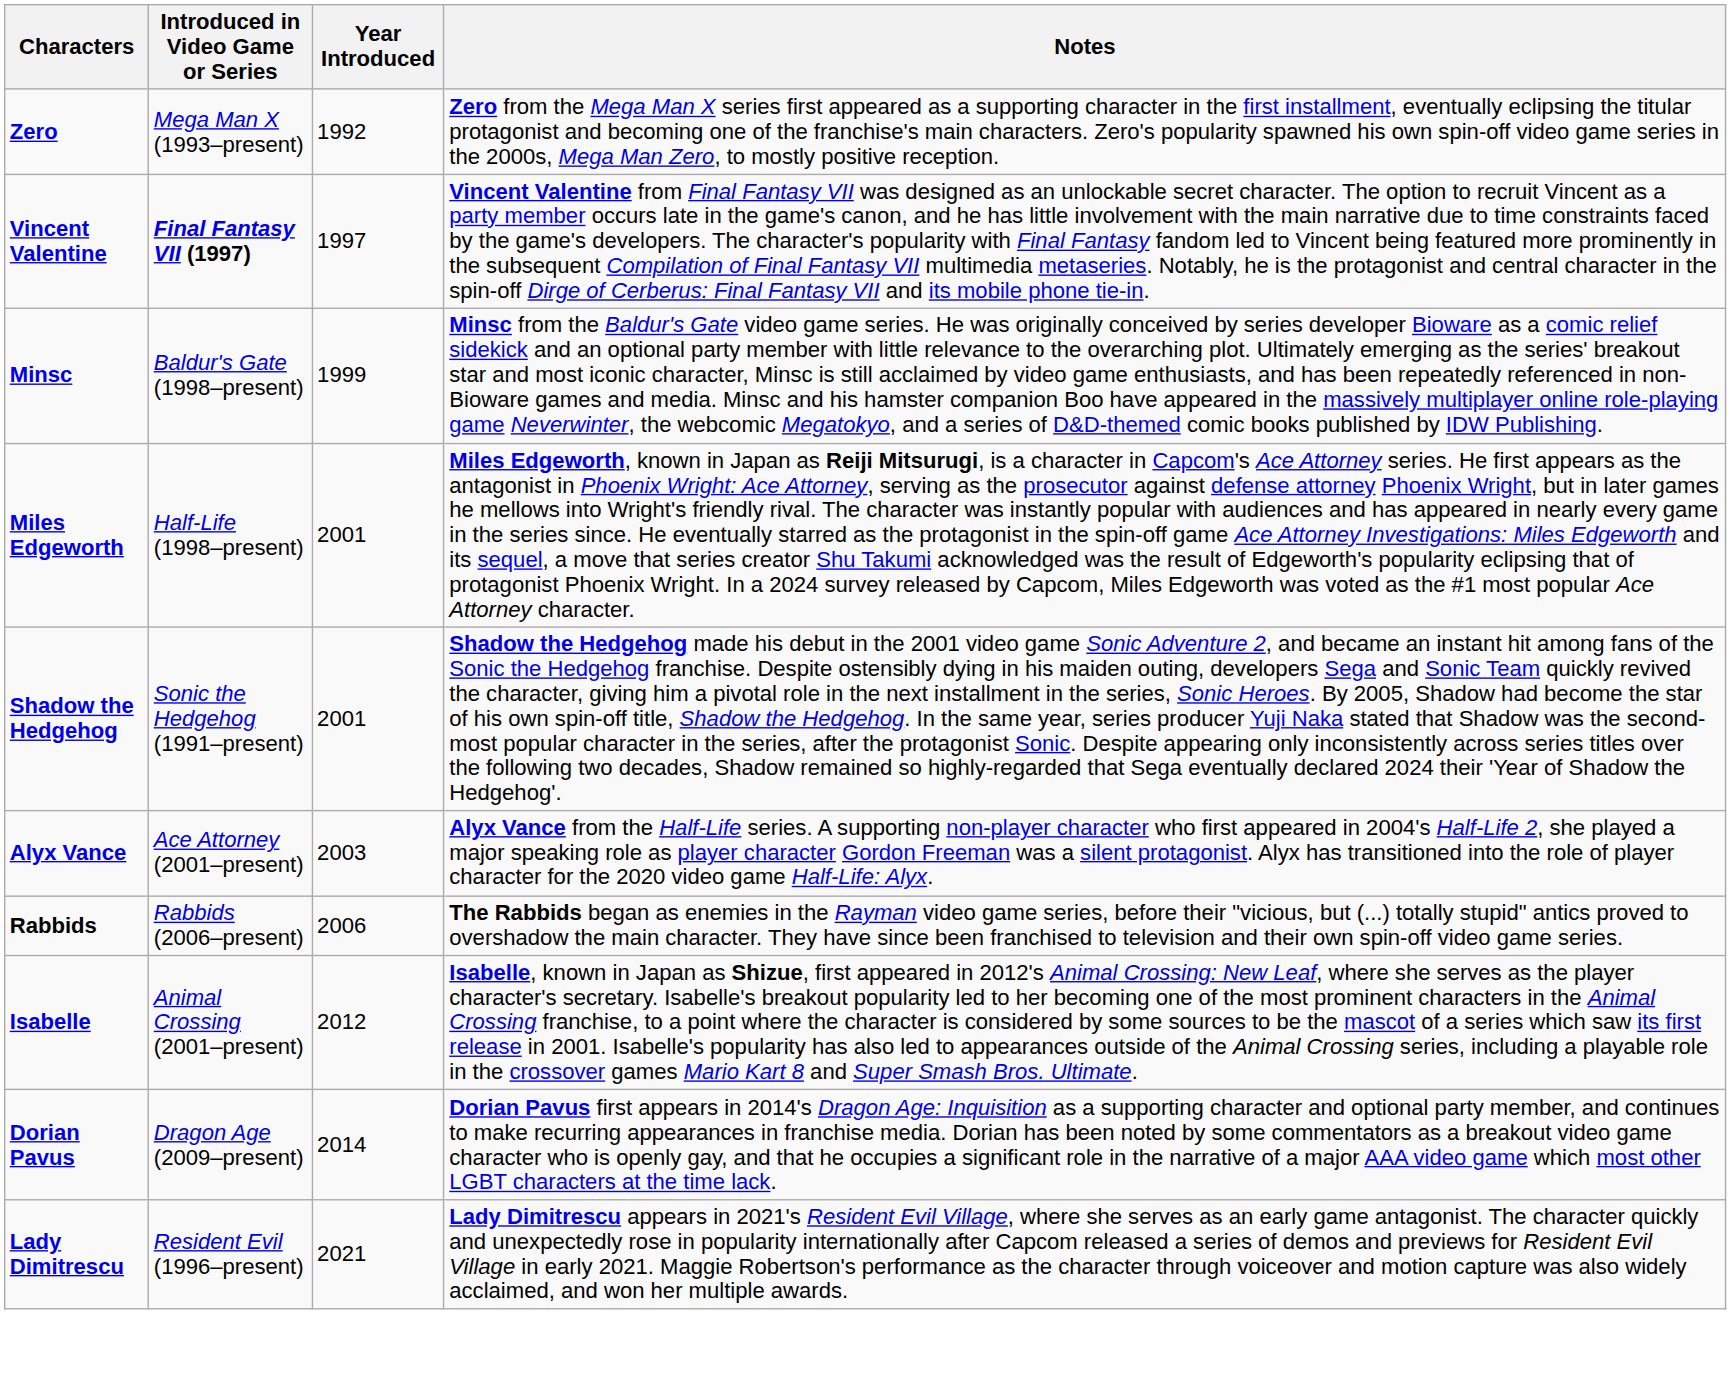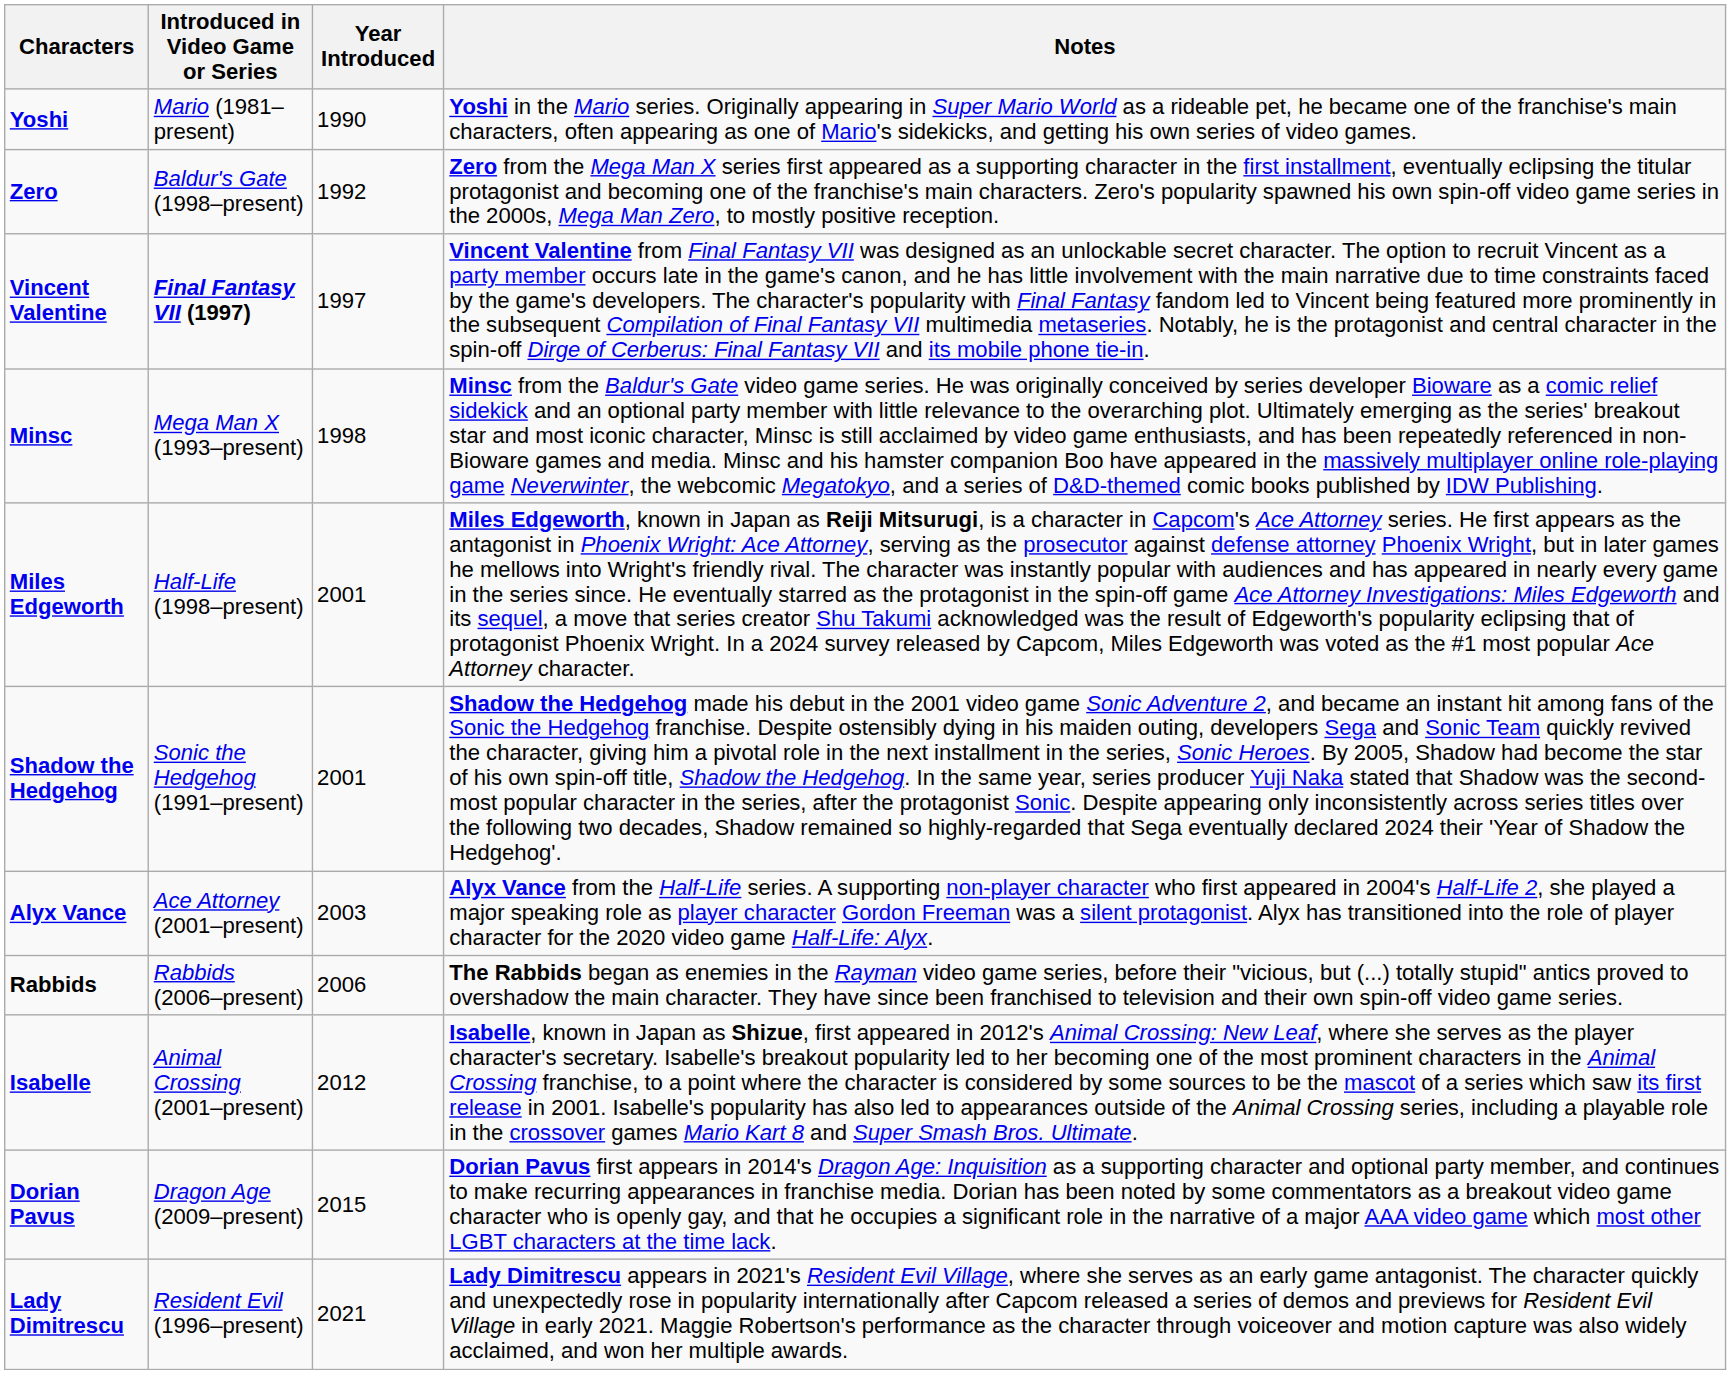+ row: (39, 119)
(229, 131) Mega Man X (1993–present) -> (229, 191) Baldur's Gate (1998–present)
(229, 375) Baldur's Gate (1998–present) -> (229, 435) Mega Man X (1993–present)
(342, 375) 1999 -> (342, 435) 1998
(342, 1144) 2014 -> (342, 1204) 2015
